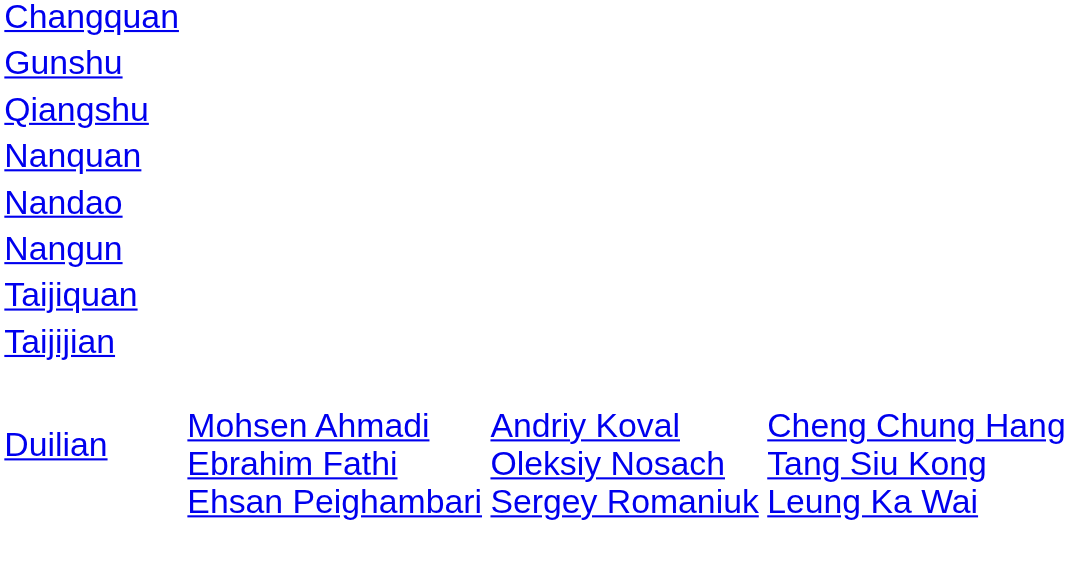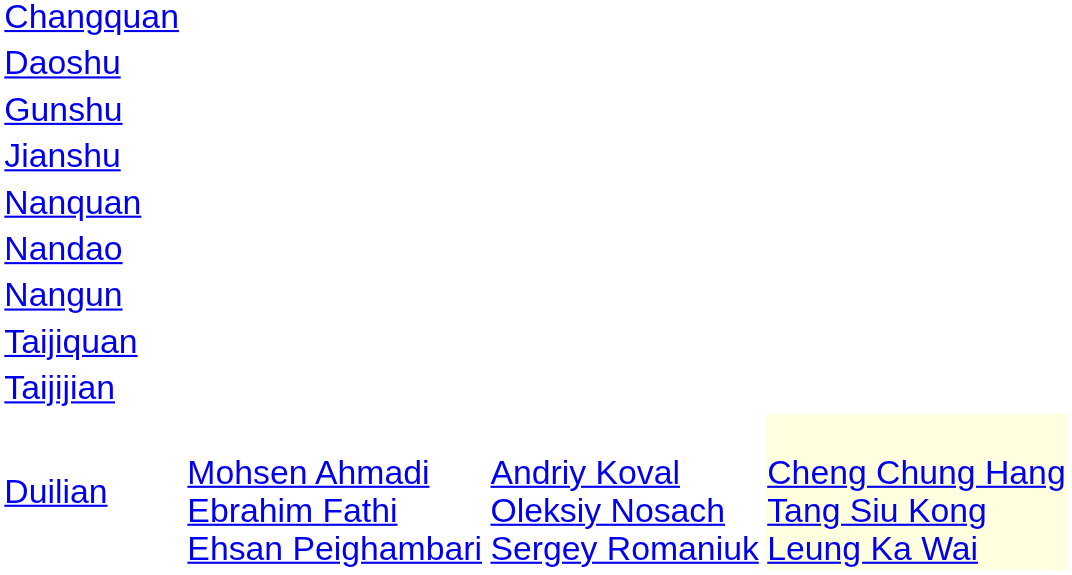+ row: (63, 63)
+ row: (63, 156)
- row: (77, 109)
(916, 464) no background -> (916, 510) lightyellow background
